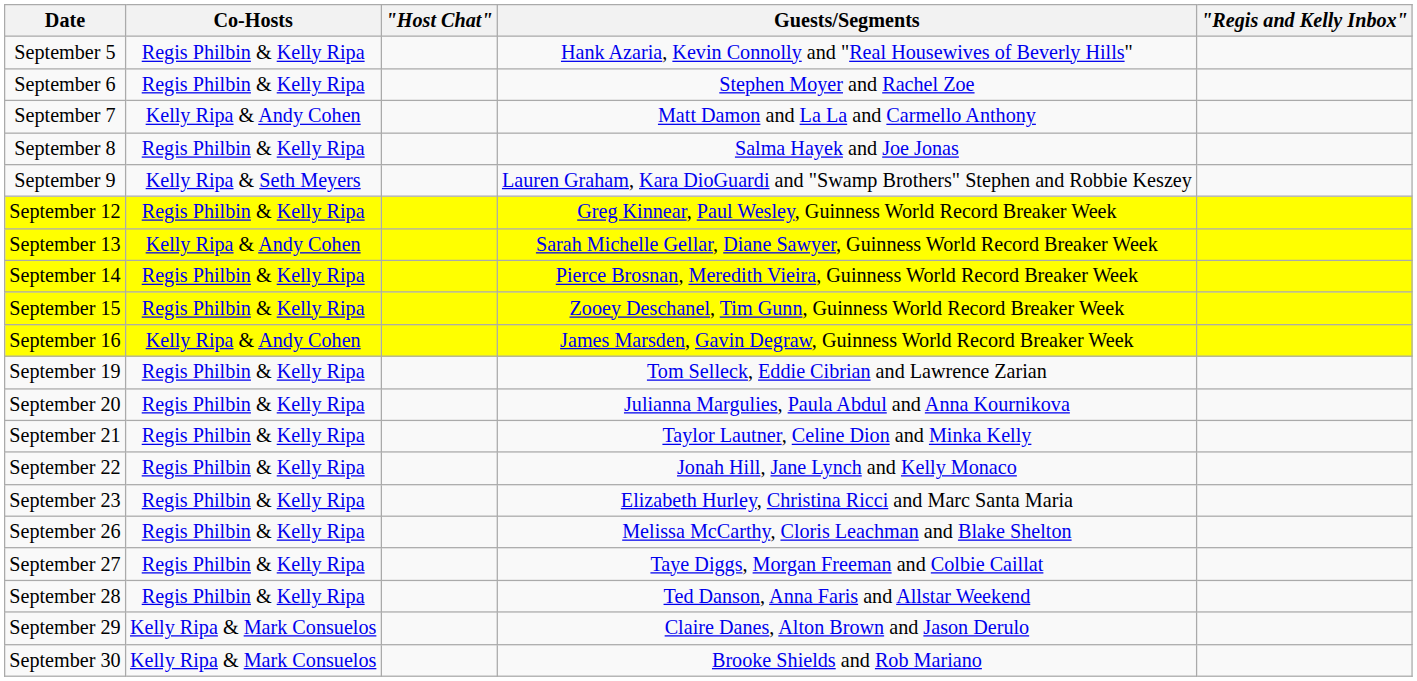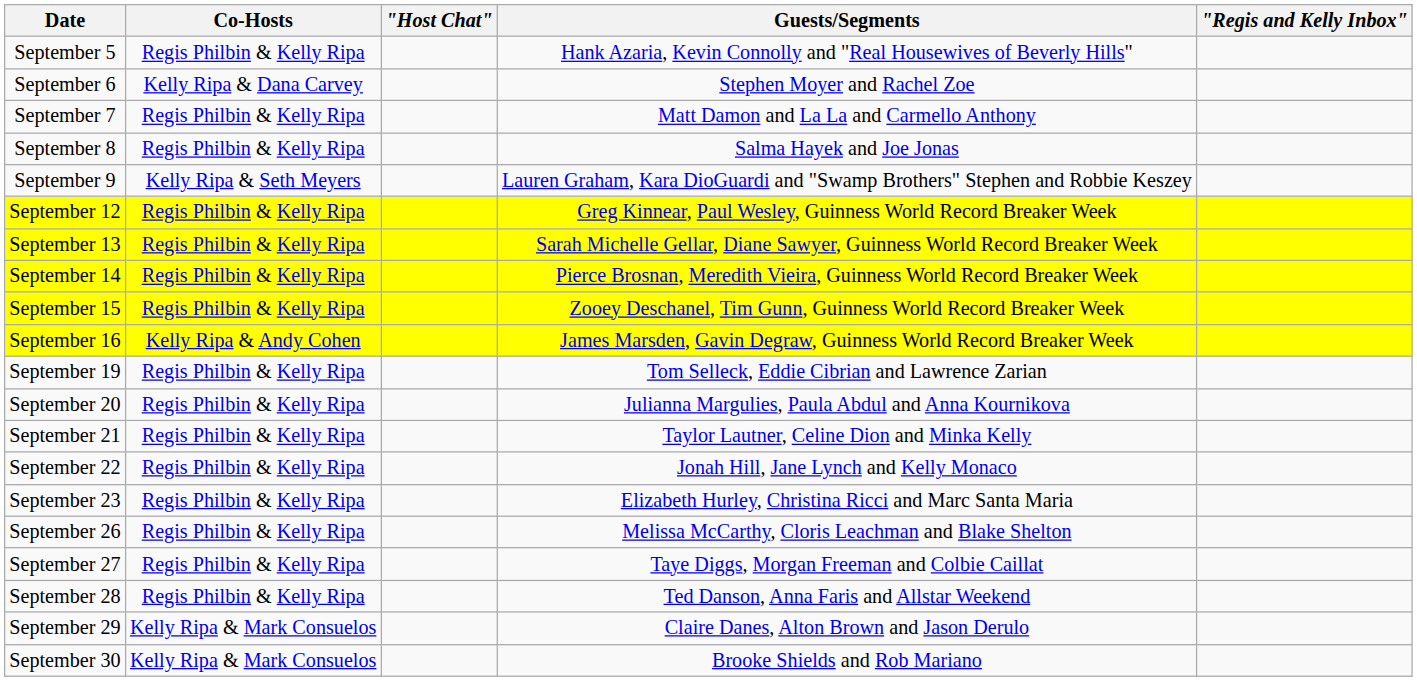(253, 84) Regis Philbin & Kelly Ripa -> (253, 84) Kelly Ripa & Dana Carvey
(253, 116) Kelly Ripa & Andy Cohen -> (253, 116) Regis Philbin & Kelly Ripa
(253, 244) Kelly Ripa & Andy Cohen -> (253, 244) Regis Philbin & Kelly Ripa
